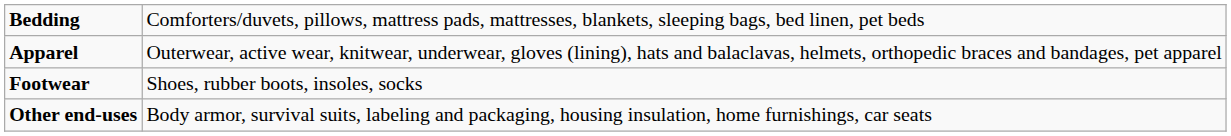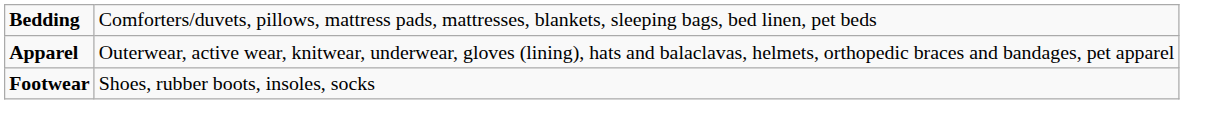- row: (73, 114)
